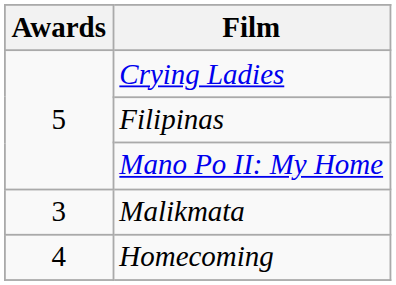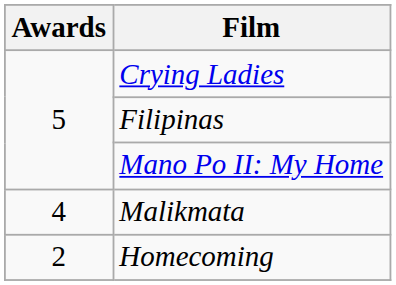(59, 211) 3 -> (59, 211) 4
(59, 257) 4 -> (59, 257) 2
